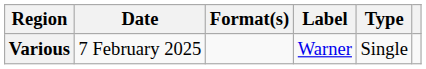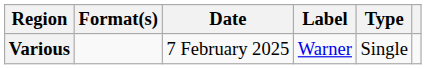columns swapped: (140, 19) <-> (250, 19)
